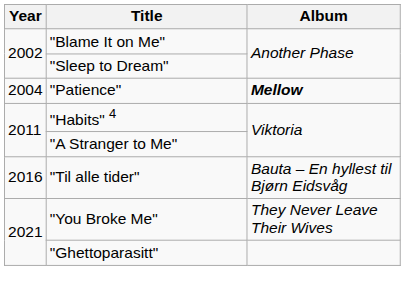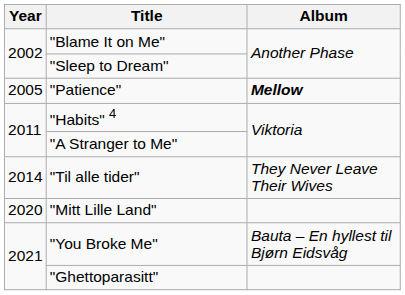(25, 90) 2004 -> (25, 90) 2005
(25, 177) 2016 -> (25, 177) 2014
(321, 177) Bauta – En hyllest til Bjørn Eidsvåg -> (314, 177) They Never Leave Their Wives
+ row: (103, 210)
(314, 219) They Never Leave Their Wives -> (321, 244) Bauta – En hyllest til Bjørn Eidsvåg
